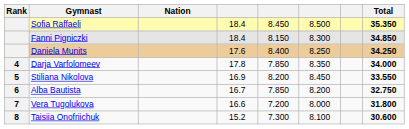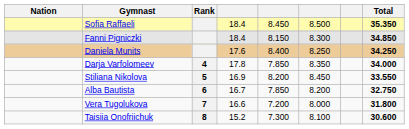columns swapped: (17, 11) <-> (177, 11)
